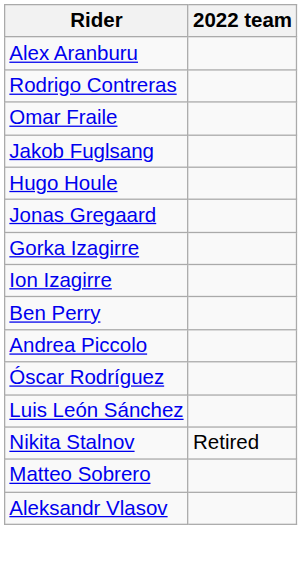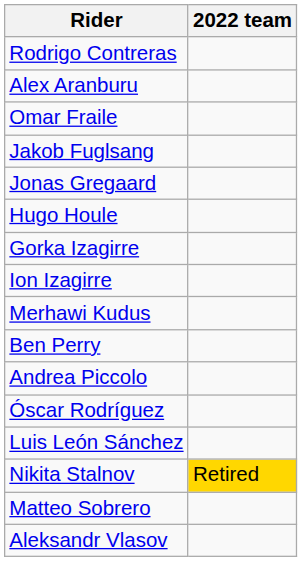rows swapped: (74, 53) <-> (93, 85)
rows swapped: (83, 215) <-> (63, 183)
+ row: (80, 313)
(226, 442) no background -> (226, 475) gold background
